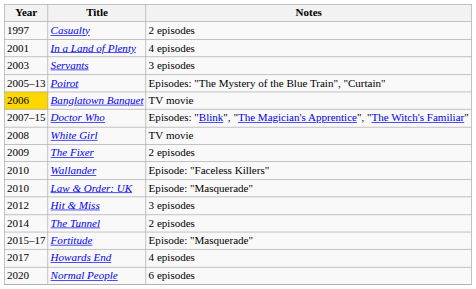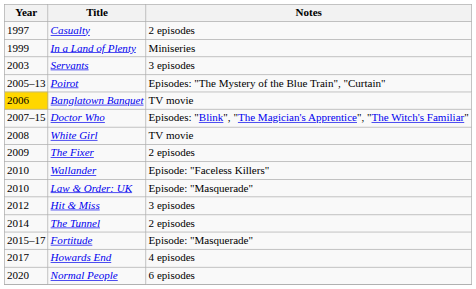(18, 48) 2001 -> (18, 48) 1999
(172, 48) 4 episodes -> (172, 48) Miniseries
